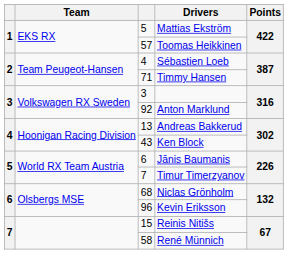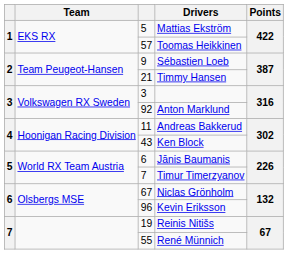(144, 61) 4 -> (144, 61) 9
(146, 77) 71 -> (146, 77) 21
(146, 126) 13 -> (146, 126) 11
(146, 191) 68 -> (146, 191) 67
(146, 224) 15 -> (146, 224) 19
(146, 240) 58 -> (146, 240) 55
